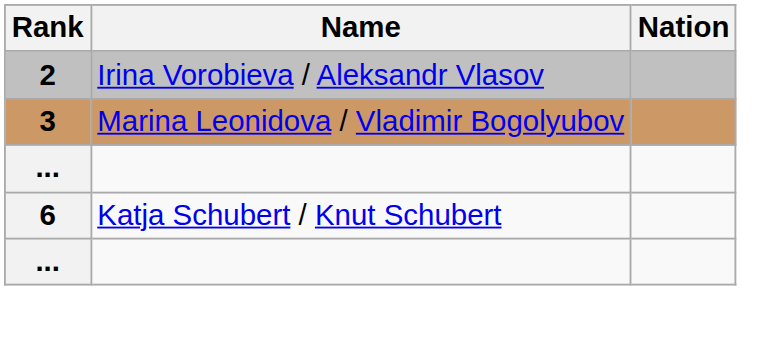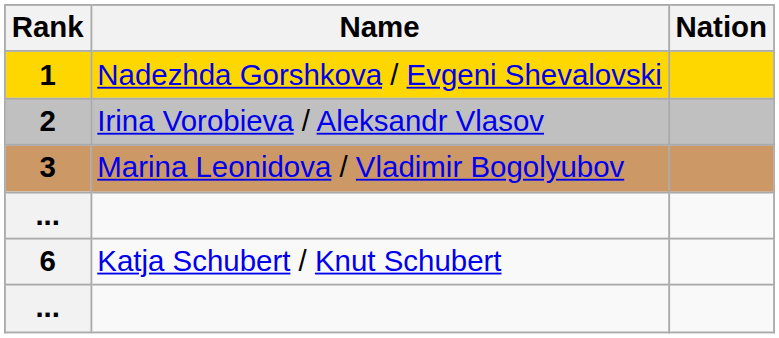+ row: (48, 74)
